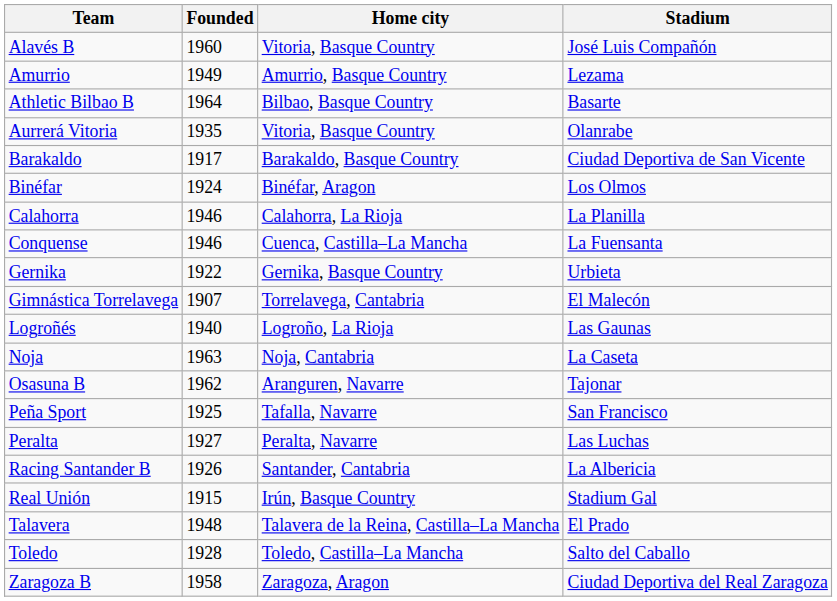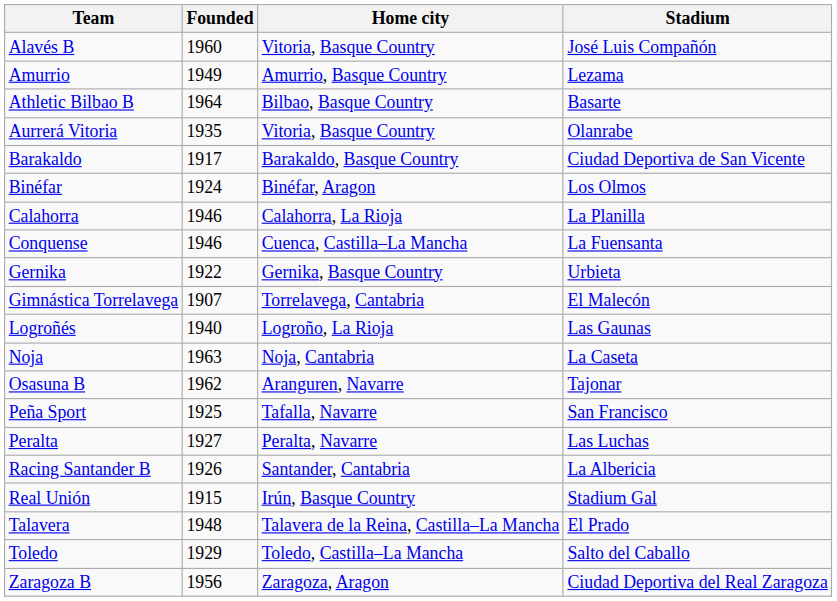(204, 553) 1928 -> (204, 553) 1929
(204, 581) 1958 -> (204, 581) 1956
